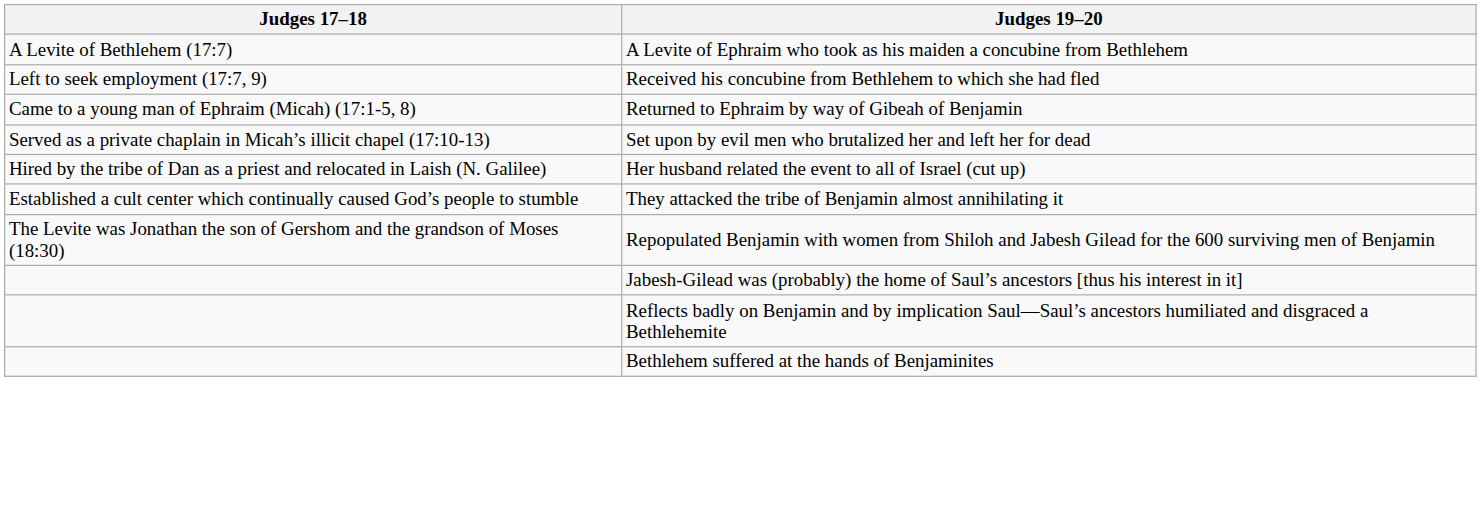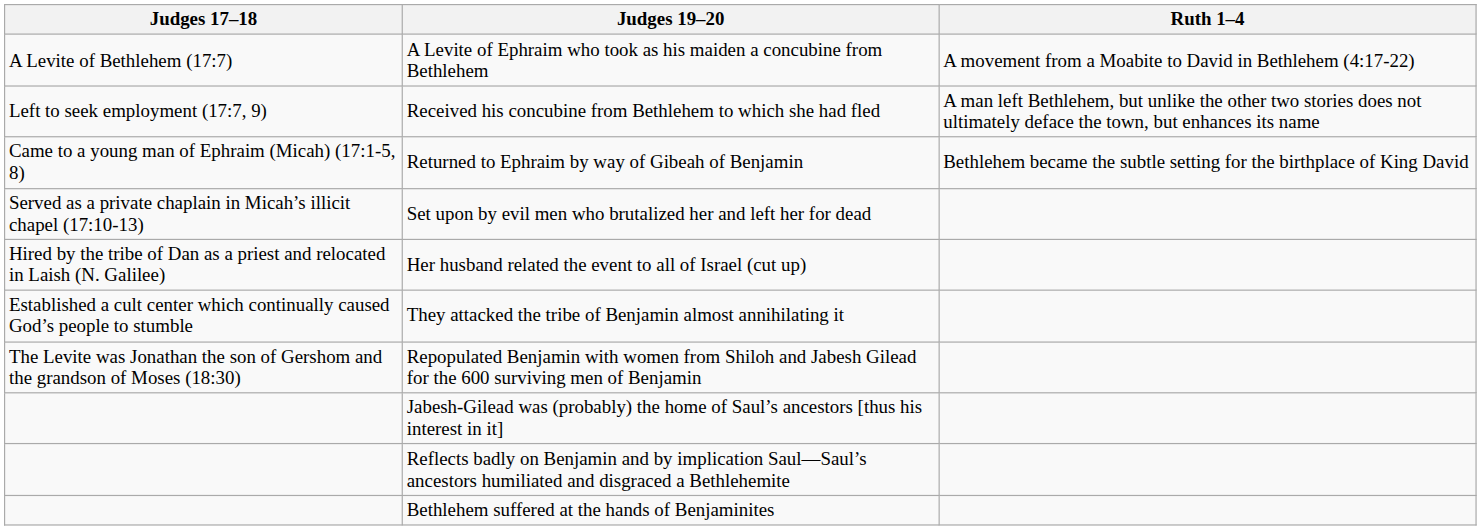+ column: (1207, 19)
